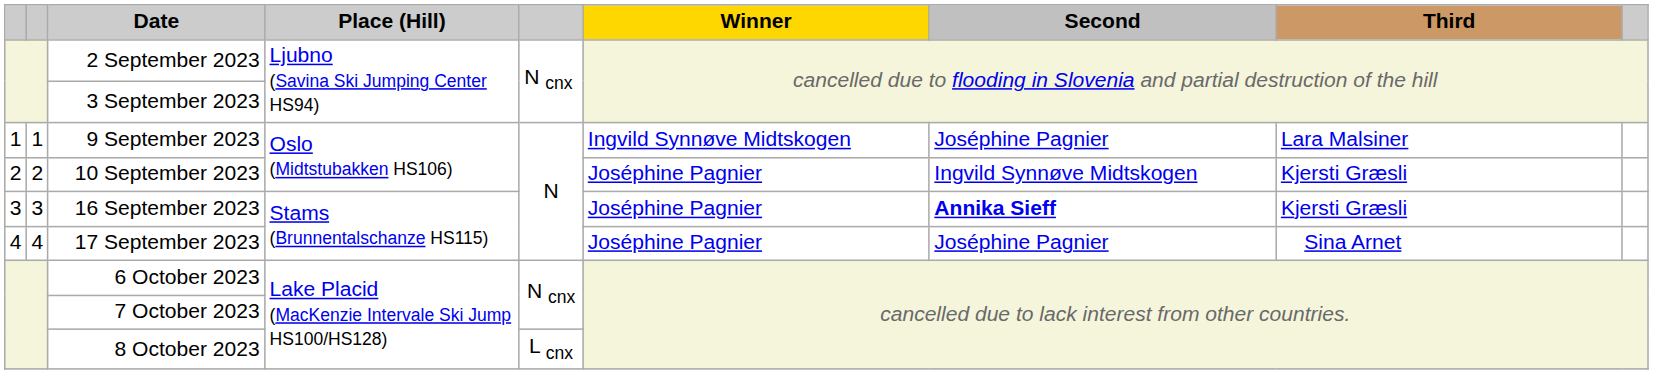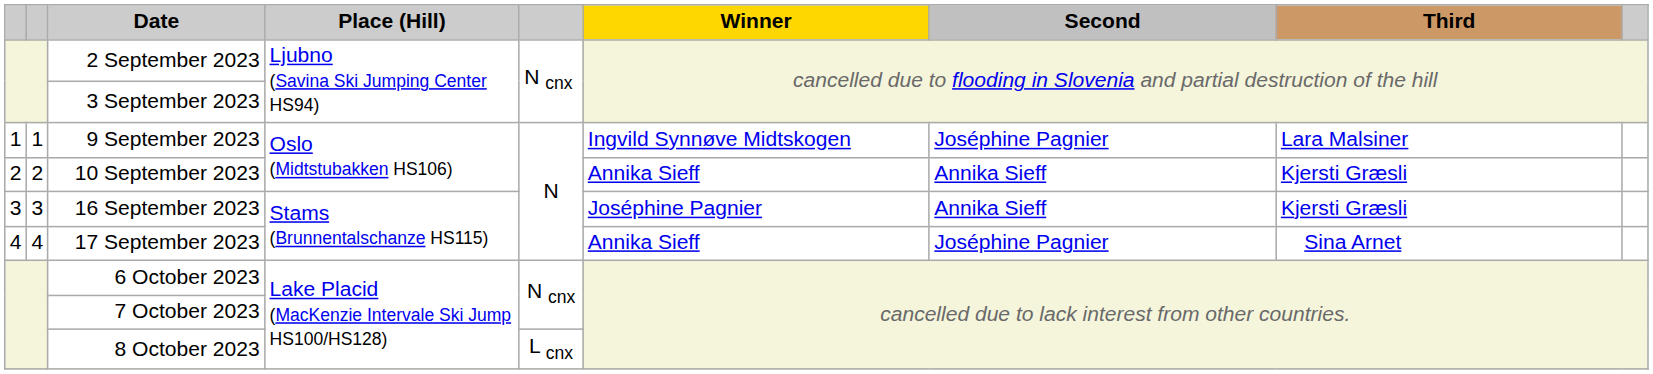(675, 173) Joséphine Pagnier -> (644, 173) Annika Sieff
(1066, 173) Ingvild Synnøve Midtskogen -> (990, 173) Annika Sieff
(995, 208) bold -> (990, 208) normal
(675, 242) Joséphine Pagnier -> (644, 242) Annika Sieff
